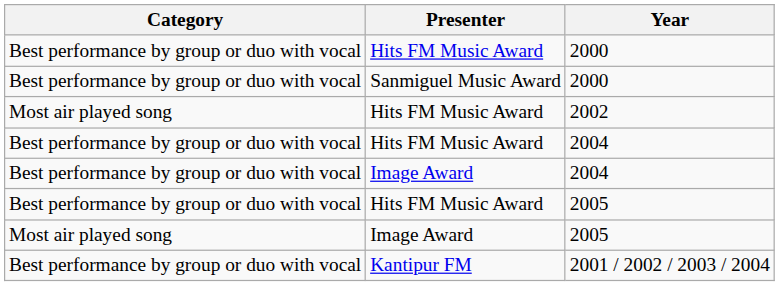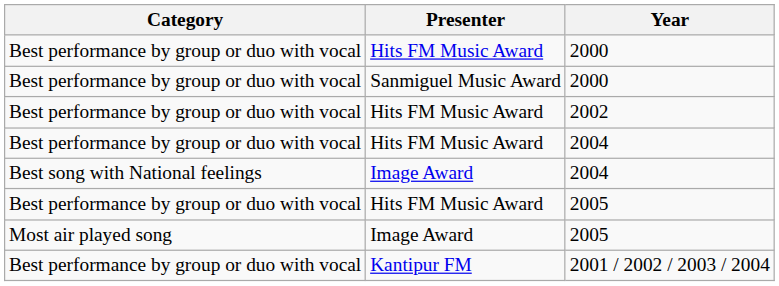(91, 111) Most air played song -> (185, 111) Best performance by group or duo with vocal
(185, 173) Best performance by group or duo with vocal -> (135, 173) Best song with National feelings
